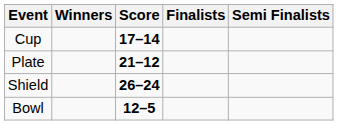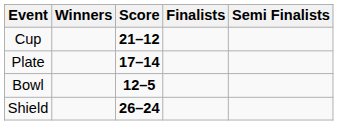(139, 39) 17–14 -> (139, 39) 21–12
(139, 62) 21–12 -> (139, 62) 17–14
rows swapped: (28, 108) <-> (28, 85)
